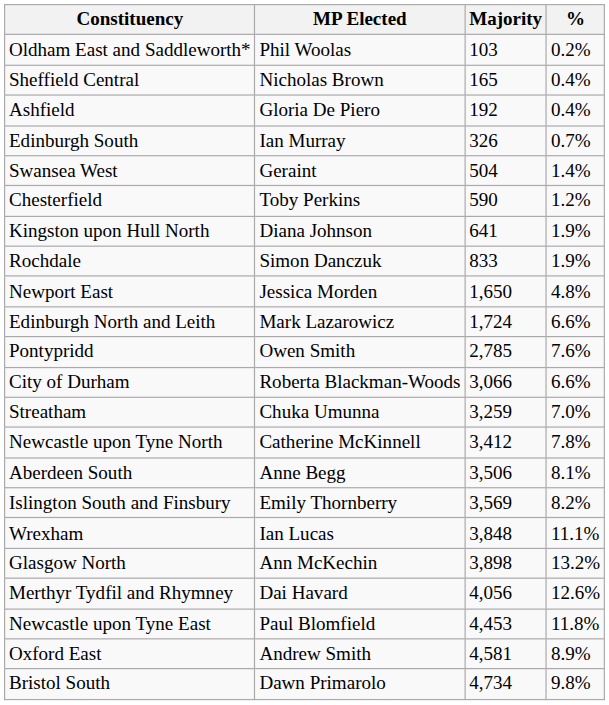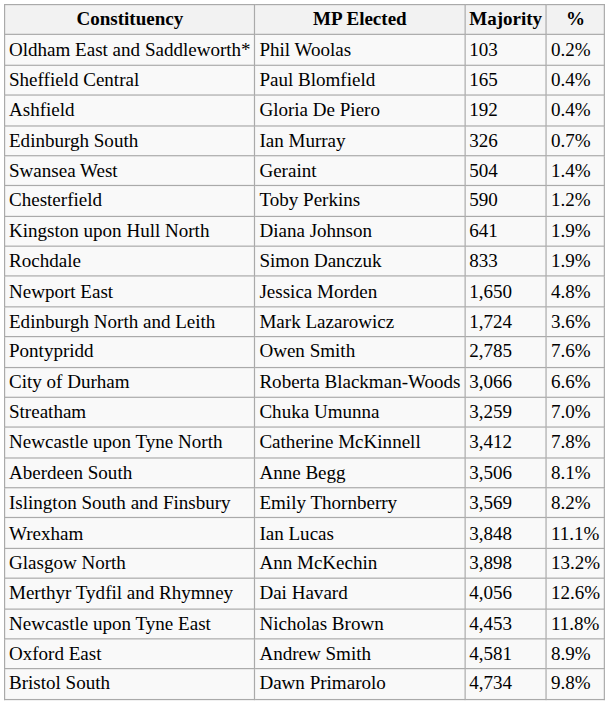(322, 79) Nicholas Brown -> (317, 79) Paul Blomfield
(571, 321) 6.6% -> (571, 321) 3.6%
(317, 623) Paul Blomfield -> (322, 623) Nicholas Brown
